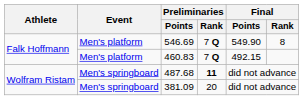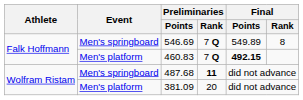(111, 42) Men's platform -> (119, 42) Men's springboard
(246, 42) 549.90 -> (246, 42) 549.89
(246, 57) normal -> (246, 57) bold
(119, 88) Men's springboard -> (111, 88) Men's platform
